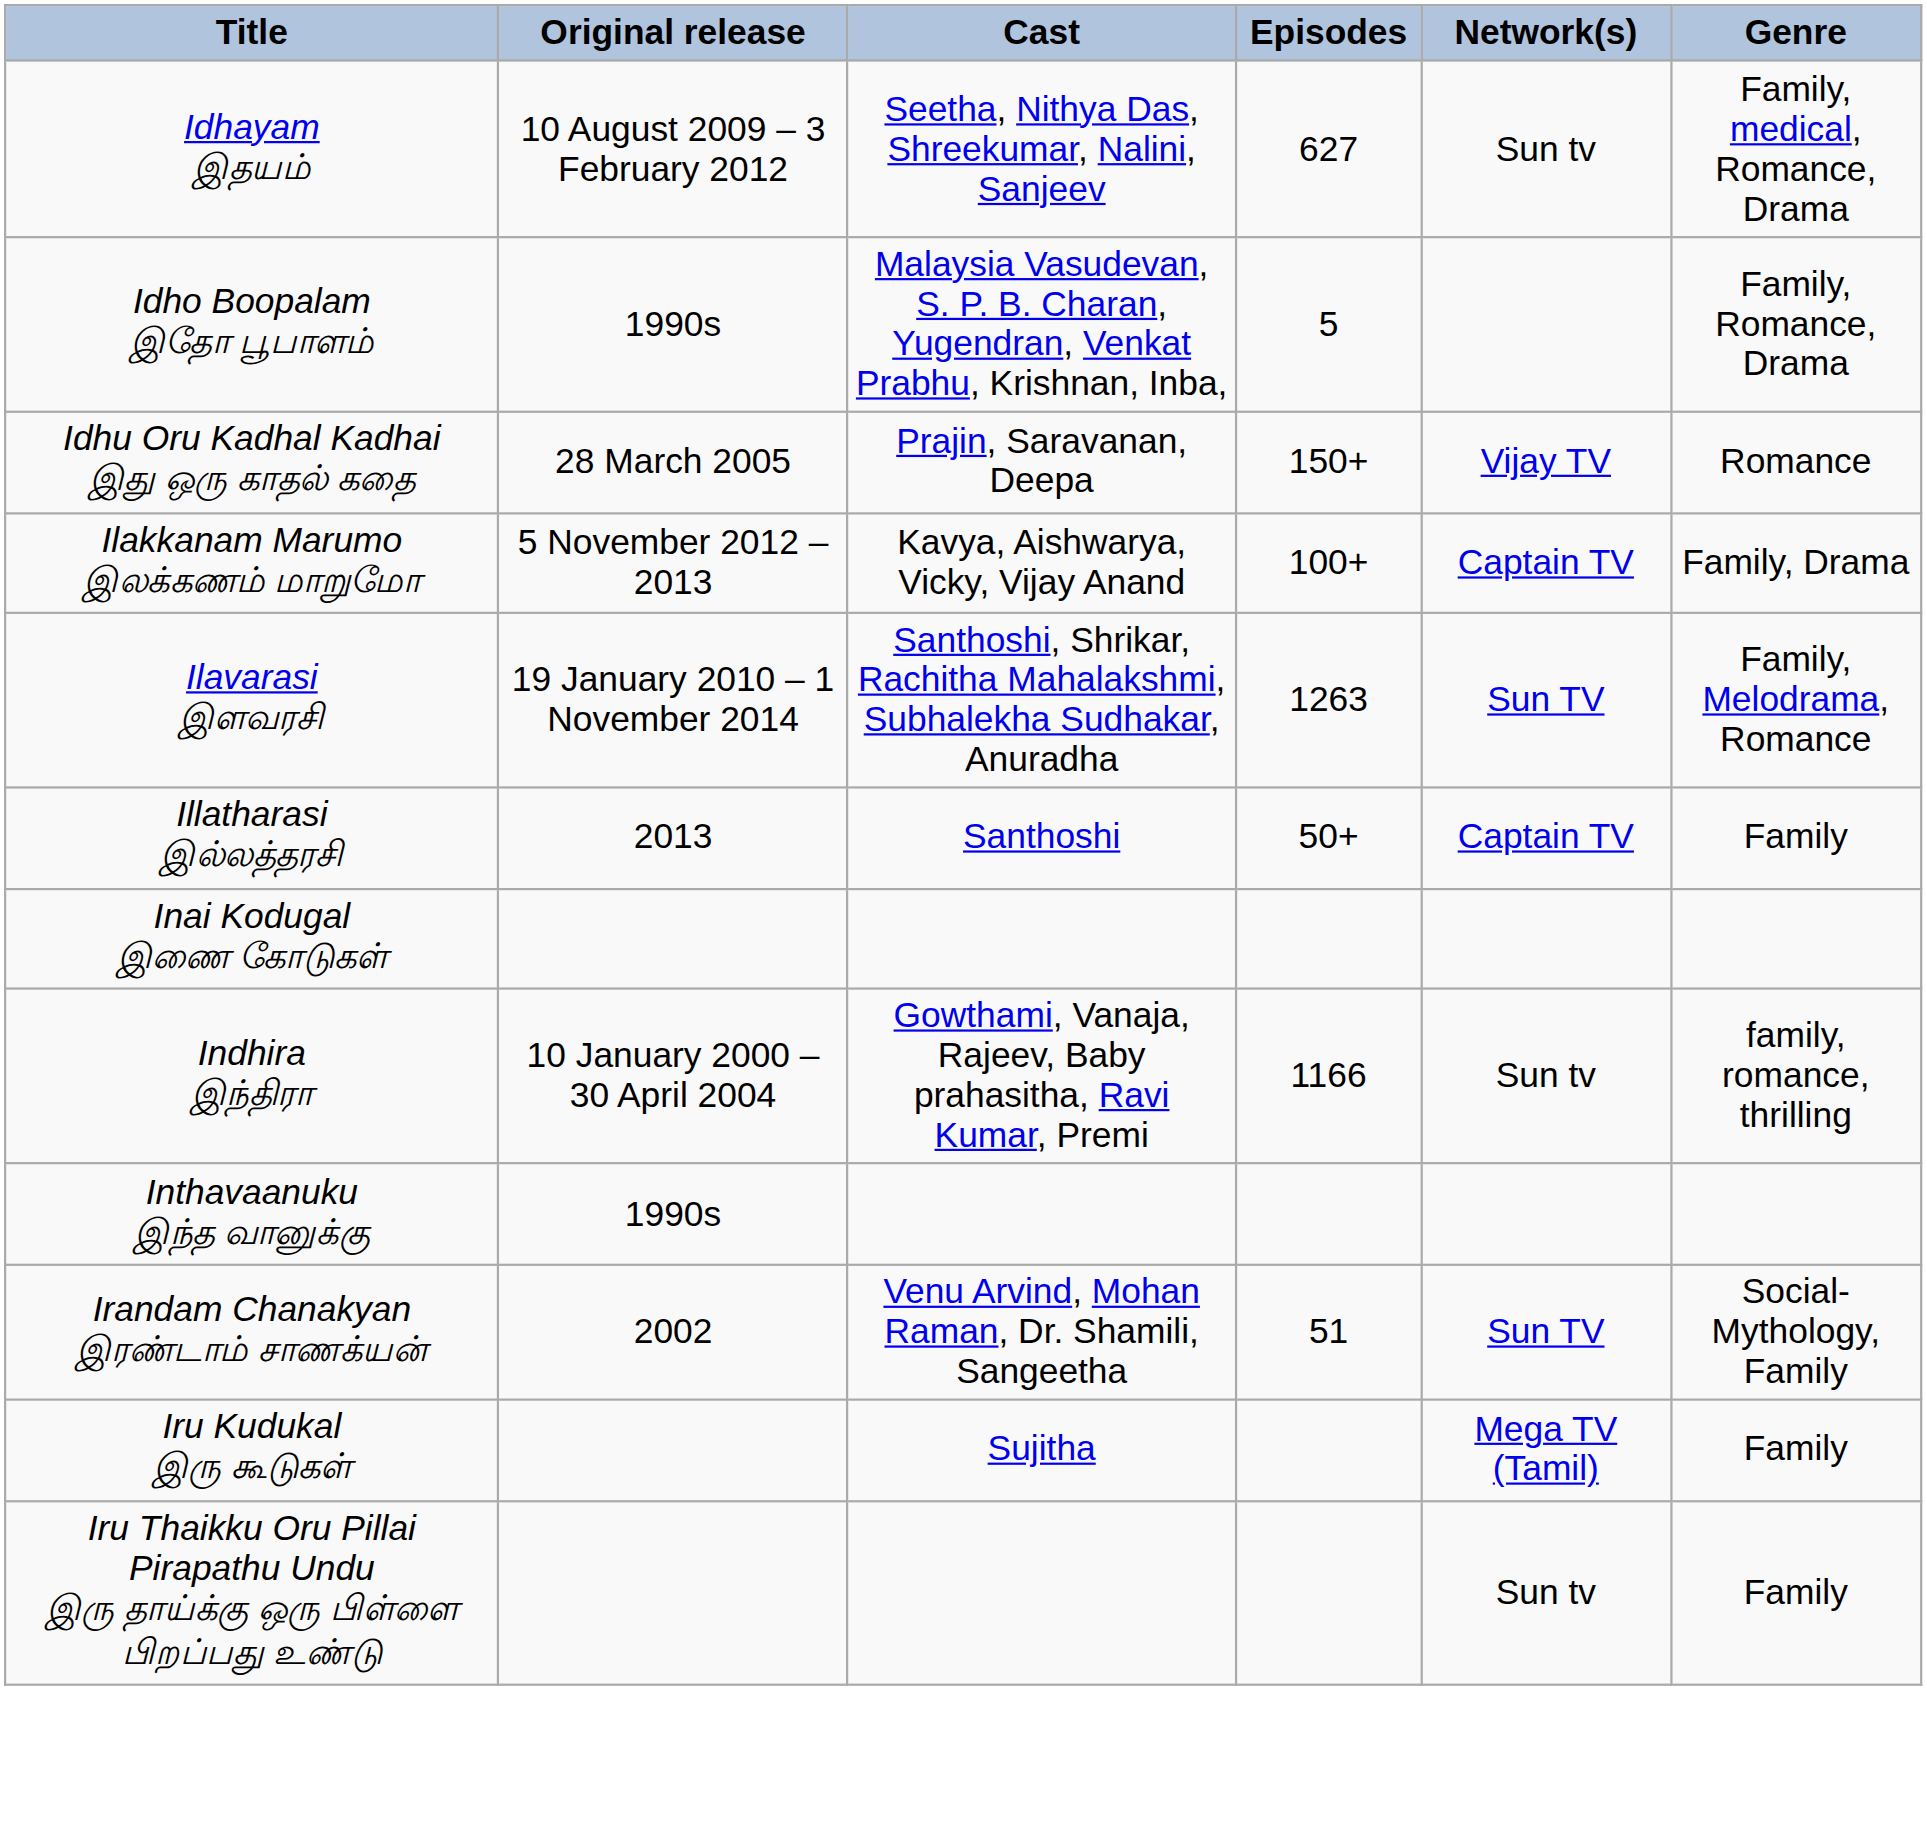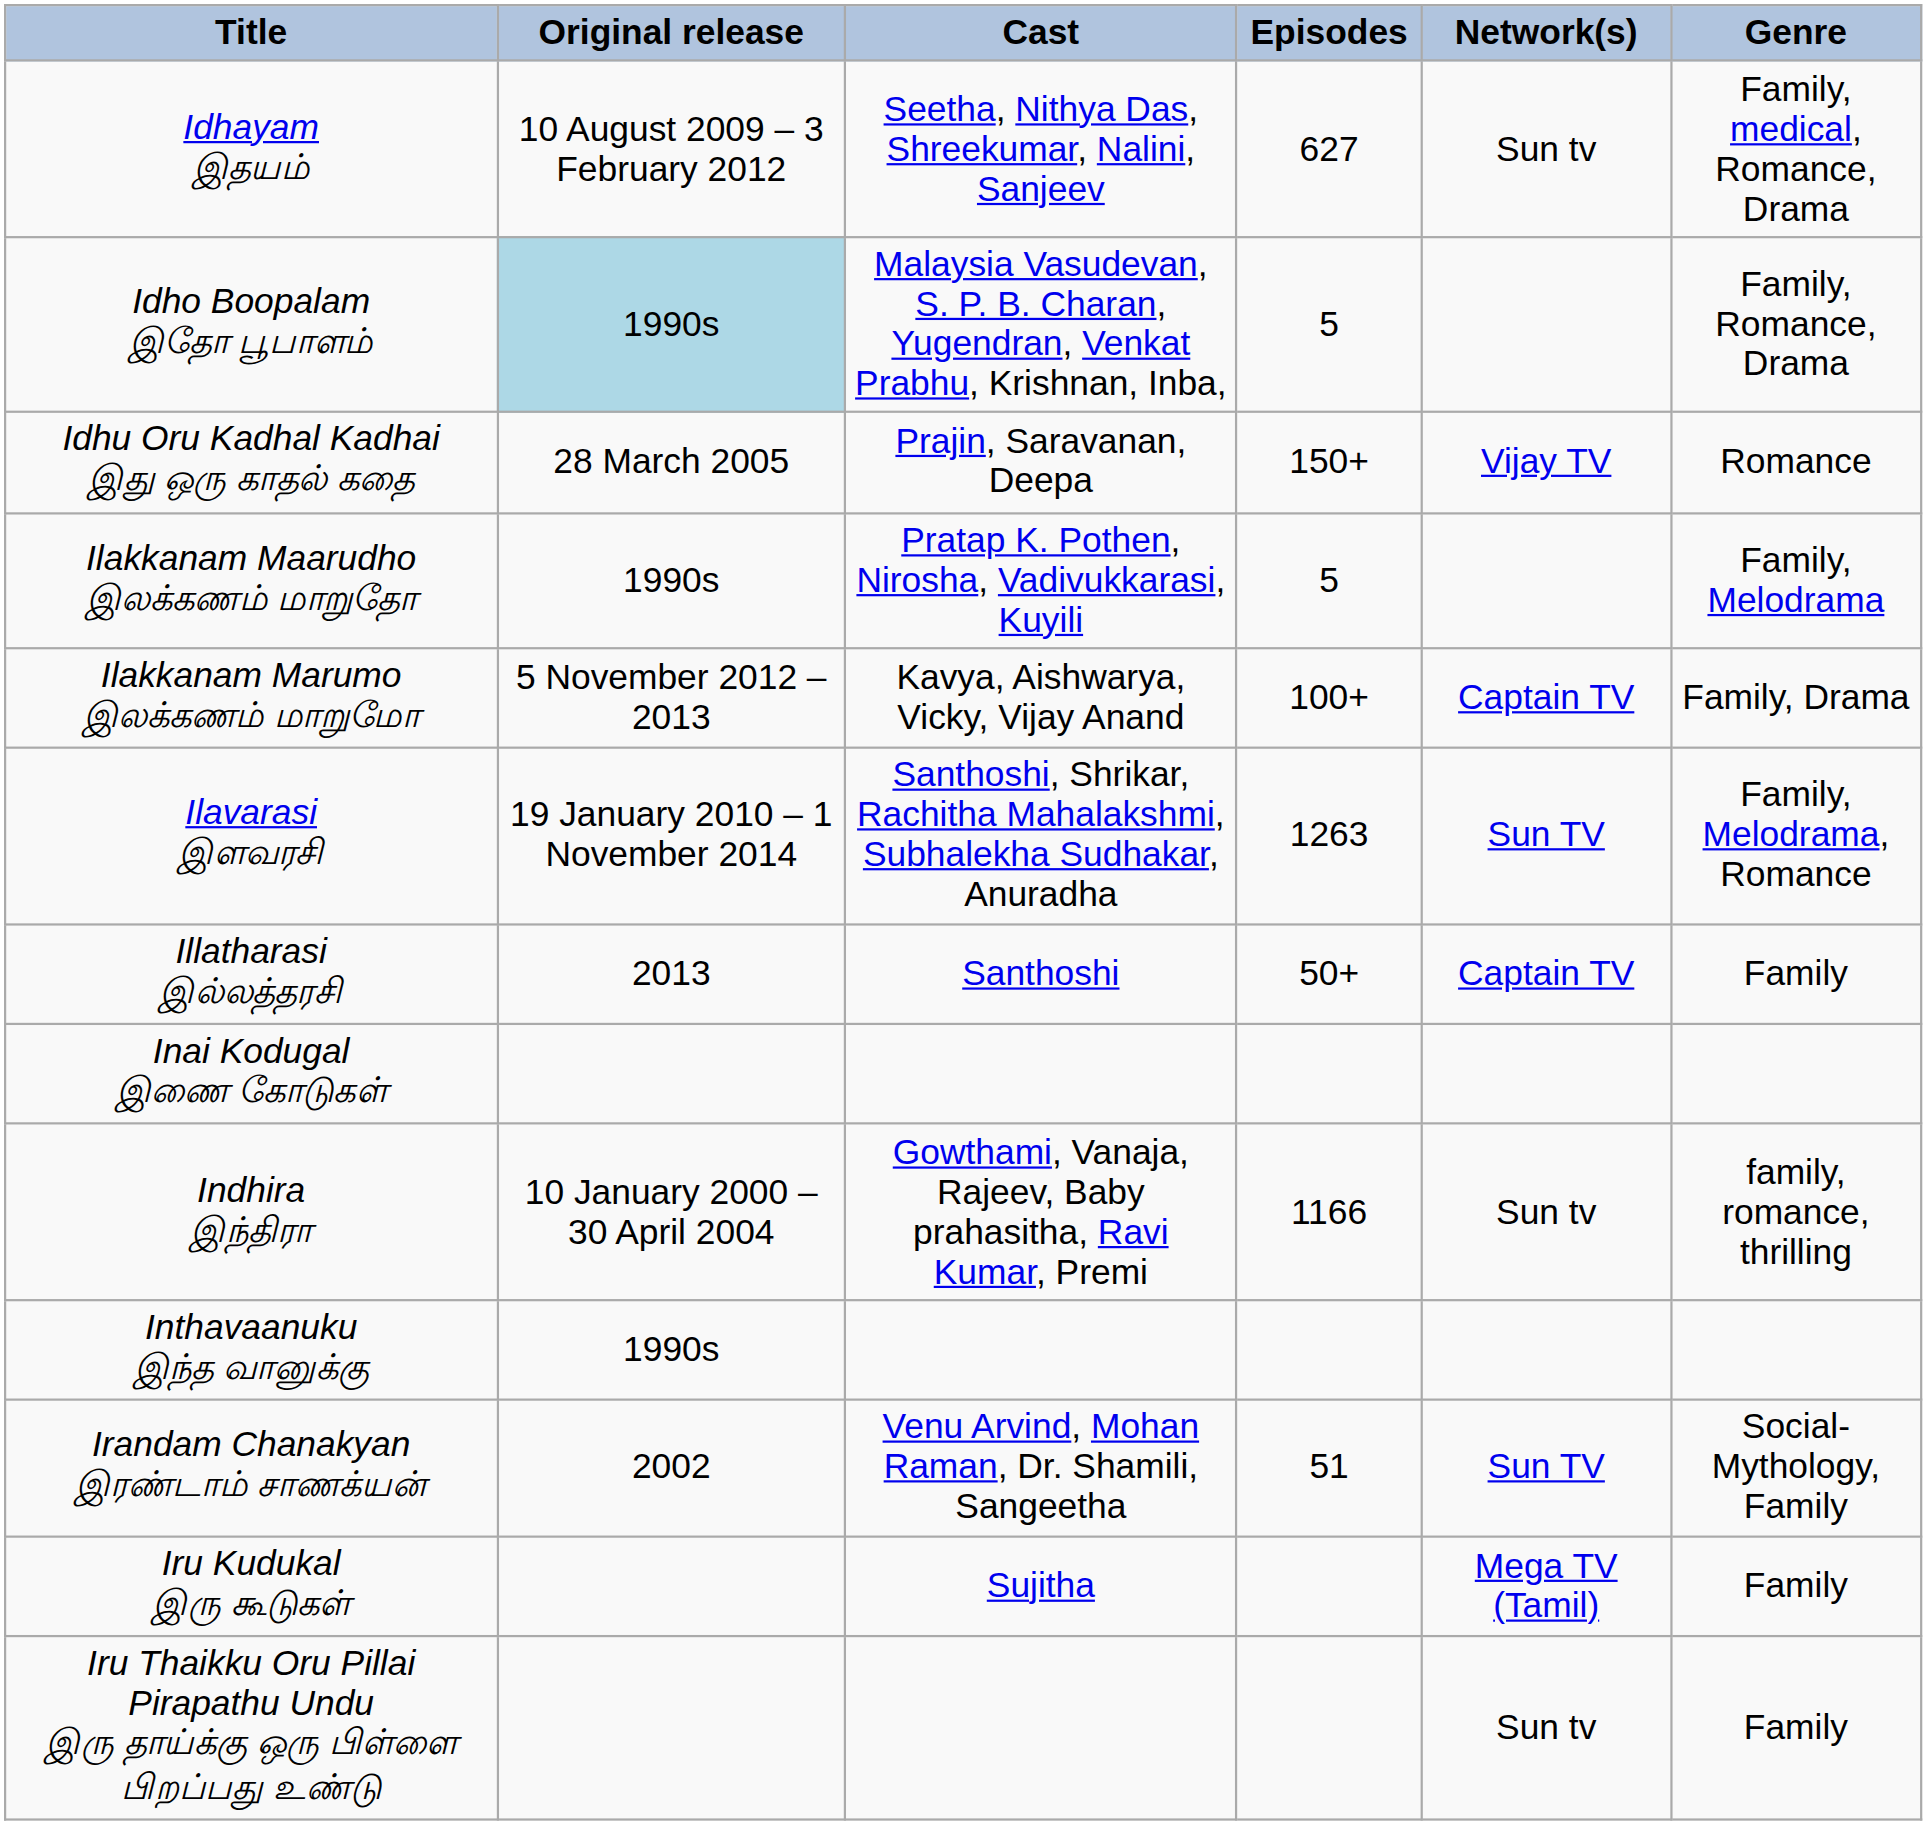(673, 323) no background -> (671, 323) lightblue background
+ row: (251, 577)
